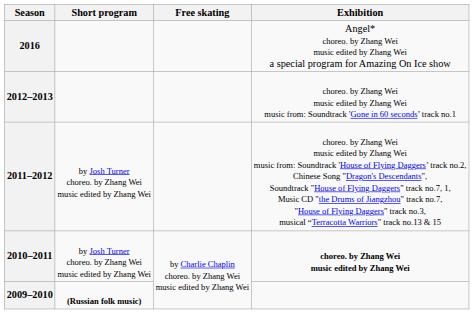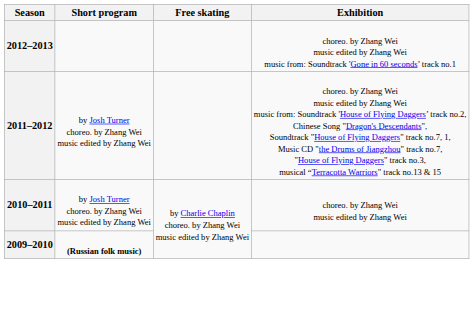- row: (30, 46)
(360, 261) bold -> (360, 211) normal
